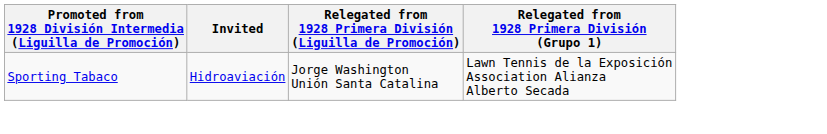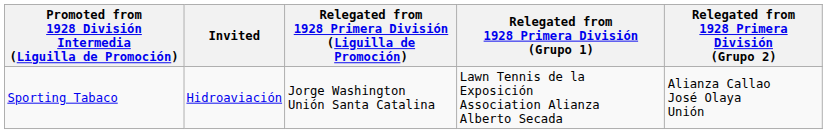+ column: (744, 36)
